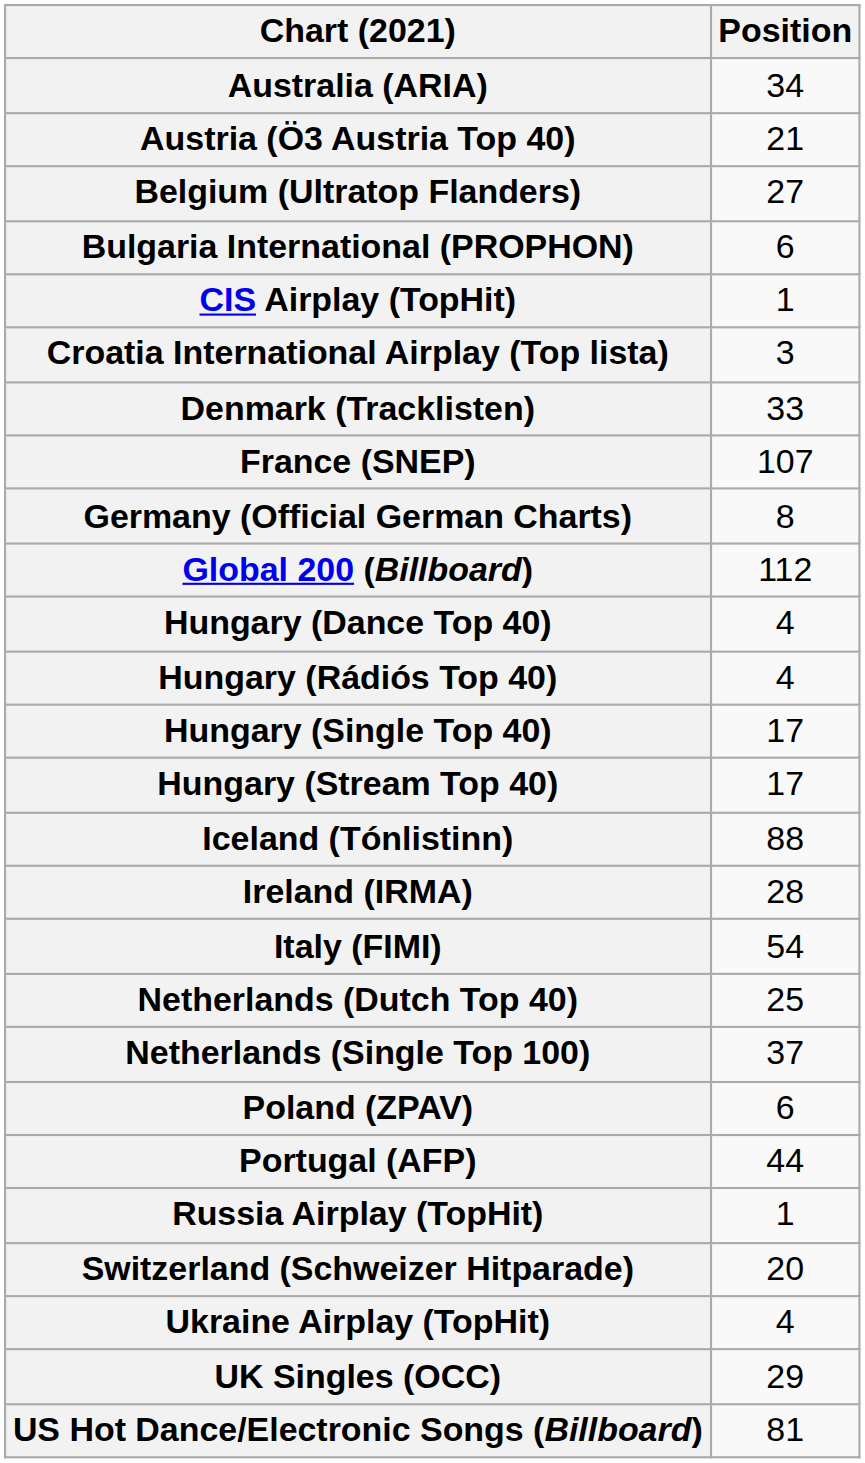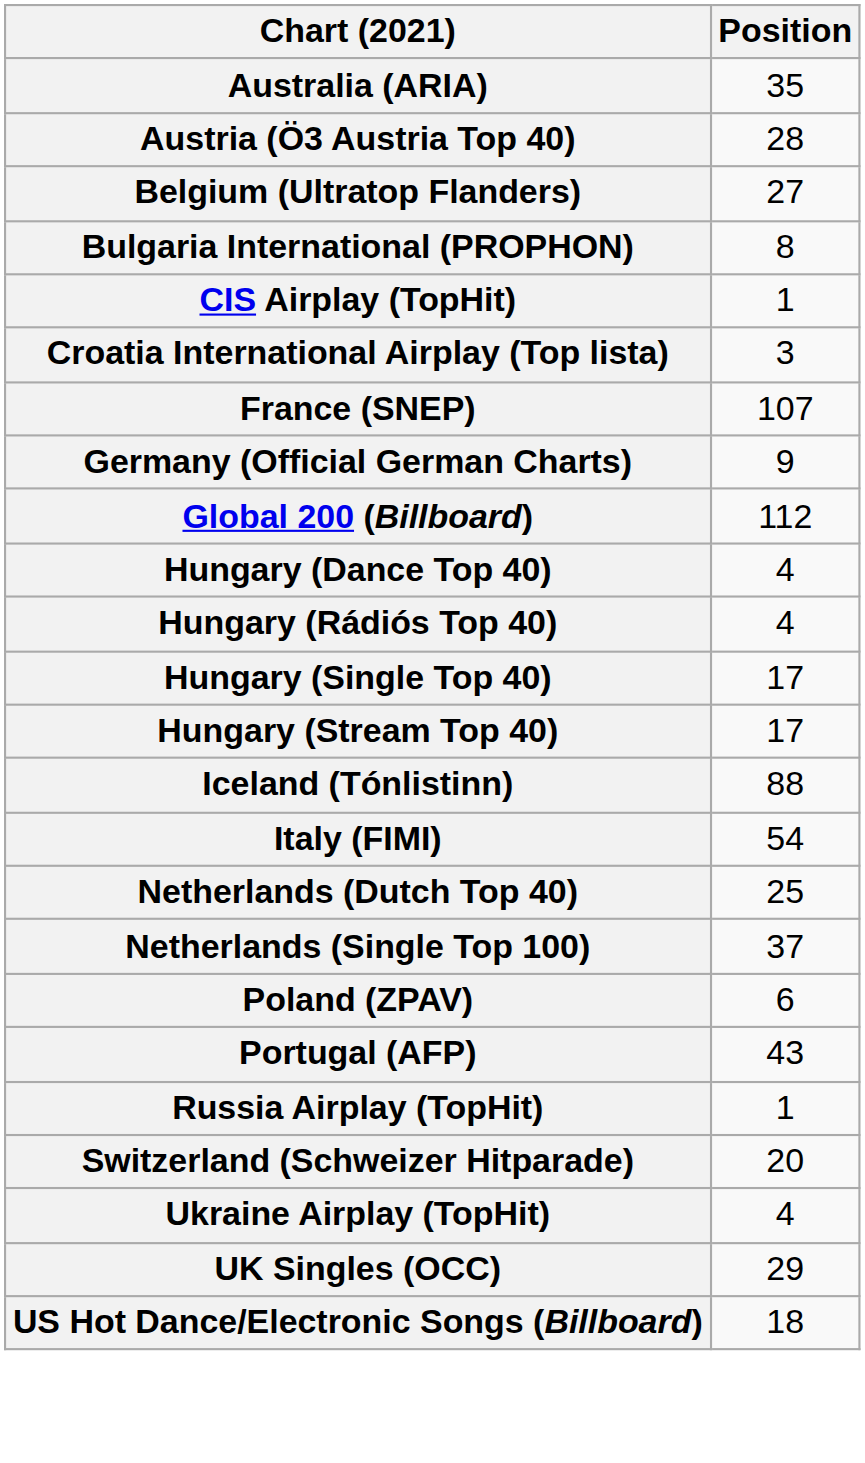(785, 85) 34 -> (785, 85) 35
(785, 138) 21 -> (785, 138) 28
(785, 246) 6 -> (785, 246) 8
- row: (358, 407)
(785, 515) 8 -> (785, 461) 9
- row: (358, 892)
(785, 1161) 44 -> (785, 1053) 43
(785, 1430) 81 -> (785, 1322) 18
